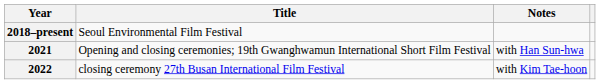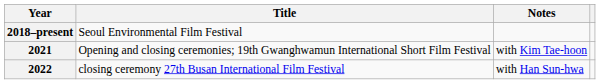(540, 50) with Han Sun-hwa -> (542, 50) with Kim Tae-hoon
(542, 69) with Kim Tae-hoon -> (540, 69) with Han Sun-hwa
